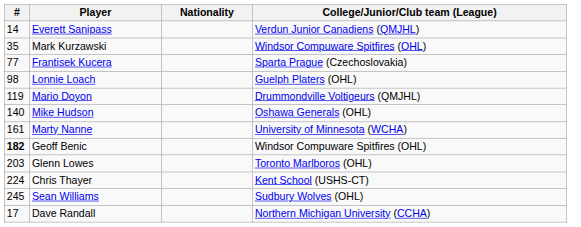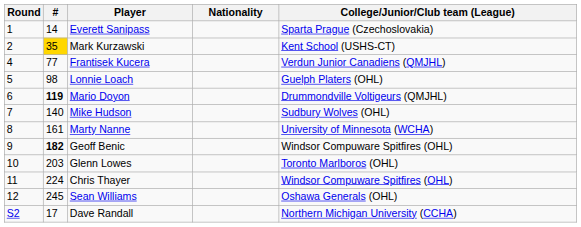+ column: (24, 12)
(337, 29) Verdun Junior Canadiens (QMJHL) -> (357, 29) Sparta Prague (Czechoslovakia)
(13, 46) no background -> (52, 46) gold background
(341, 46) Windsor Compuware Spitfires (OHL) -> (338, 46) Kent School (USHS-CT)
(331, 63) Sparta Prague (Czechoslovakia) -> (363, 63) Verdun Junior Canadiens (QMJHL)
(15, 96) normal -> (55, 96) bold
(313, 113) Oshawa Generals (OHL) -> (335, 113) Sudbury Wolves (OHL)
(312, 180) Kent School (USHS-CT) -> (367, 180) Windsor Compuware Spitfires (OHL)
(309, 197) Sudbury Wolves (OHL) -> (339, 197) Oshawa Generals (OHL)
